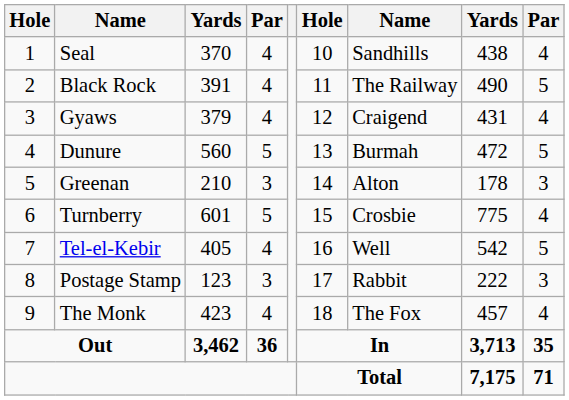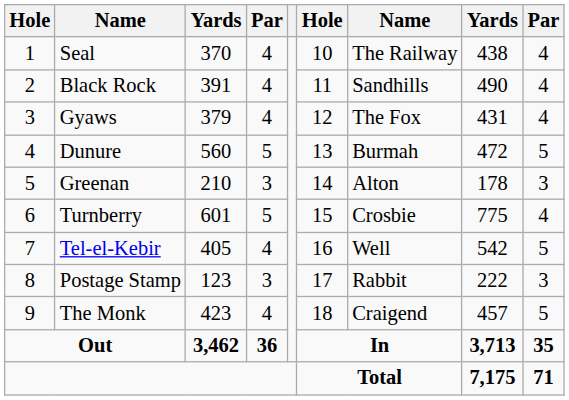(390, 53) Sandhills -> (405, 53) The Railway
(405, 85) The Railway -> (390, 85) Sandhills
(543, 85) 5 -> (543, 85) 4
(390, 118) Craigend -> (387, 118) The Fox
(387, 313) The Fox -> (390, 313) Craigend
(543, 313) 4 -> (543, 313) 5
